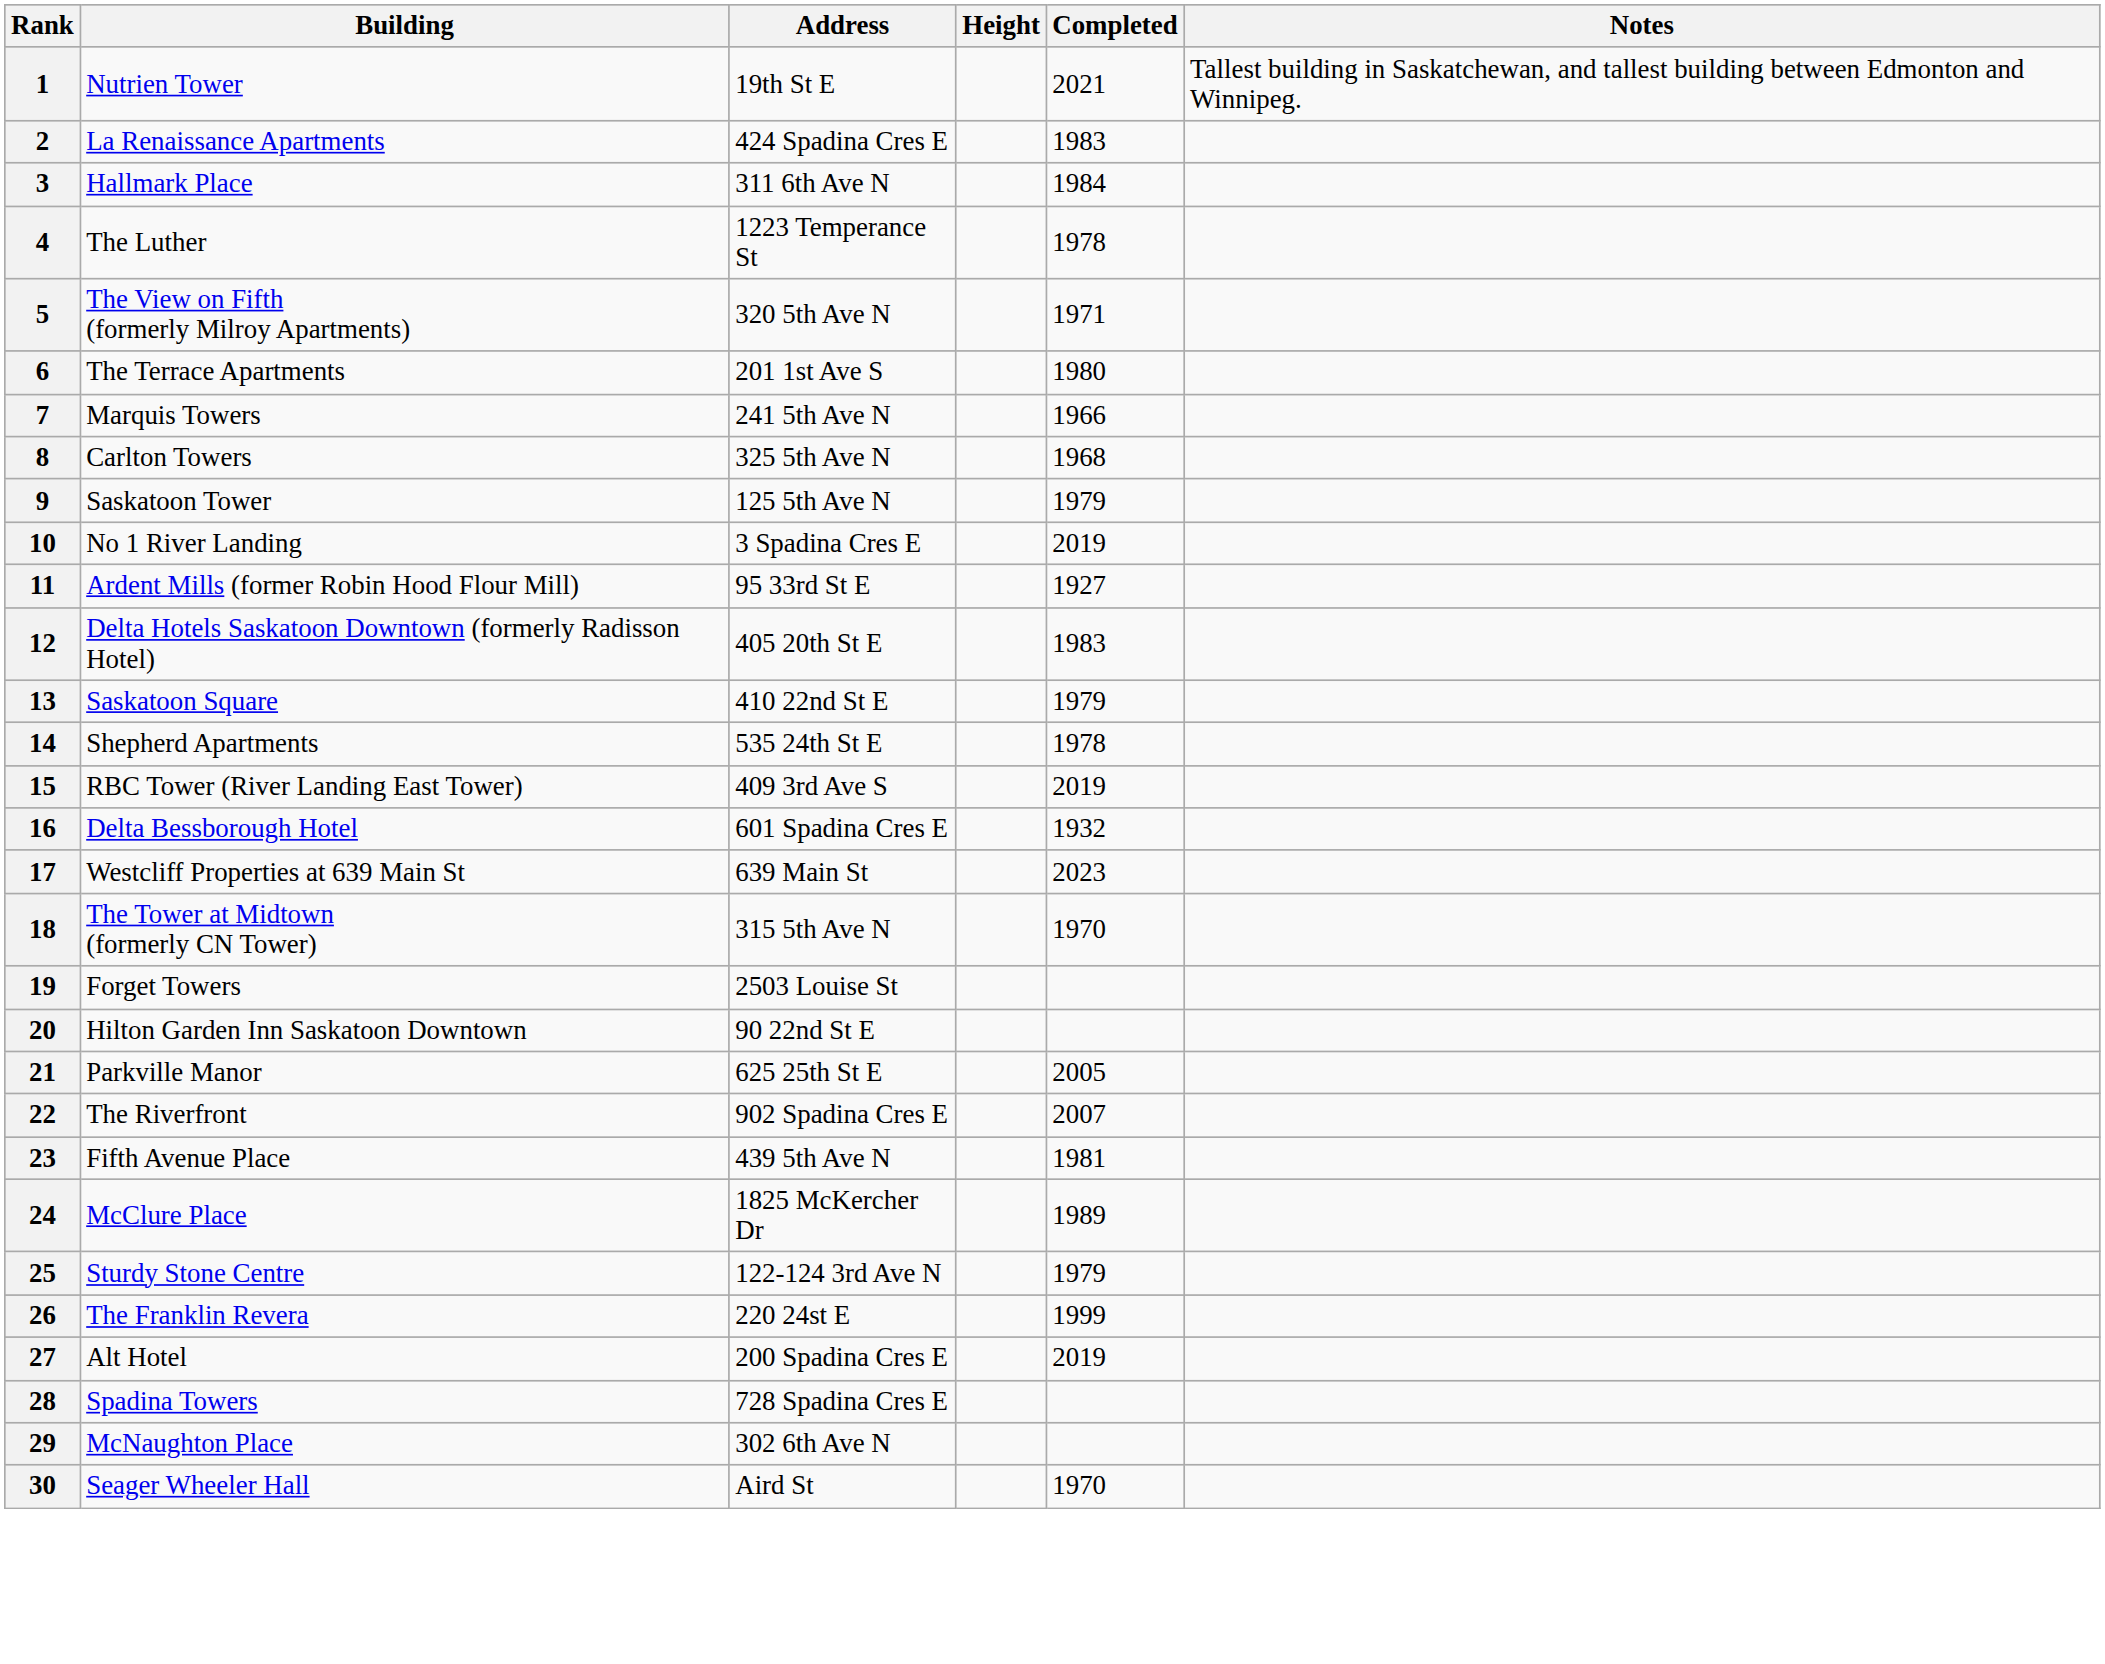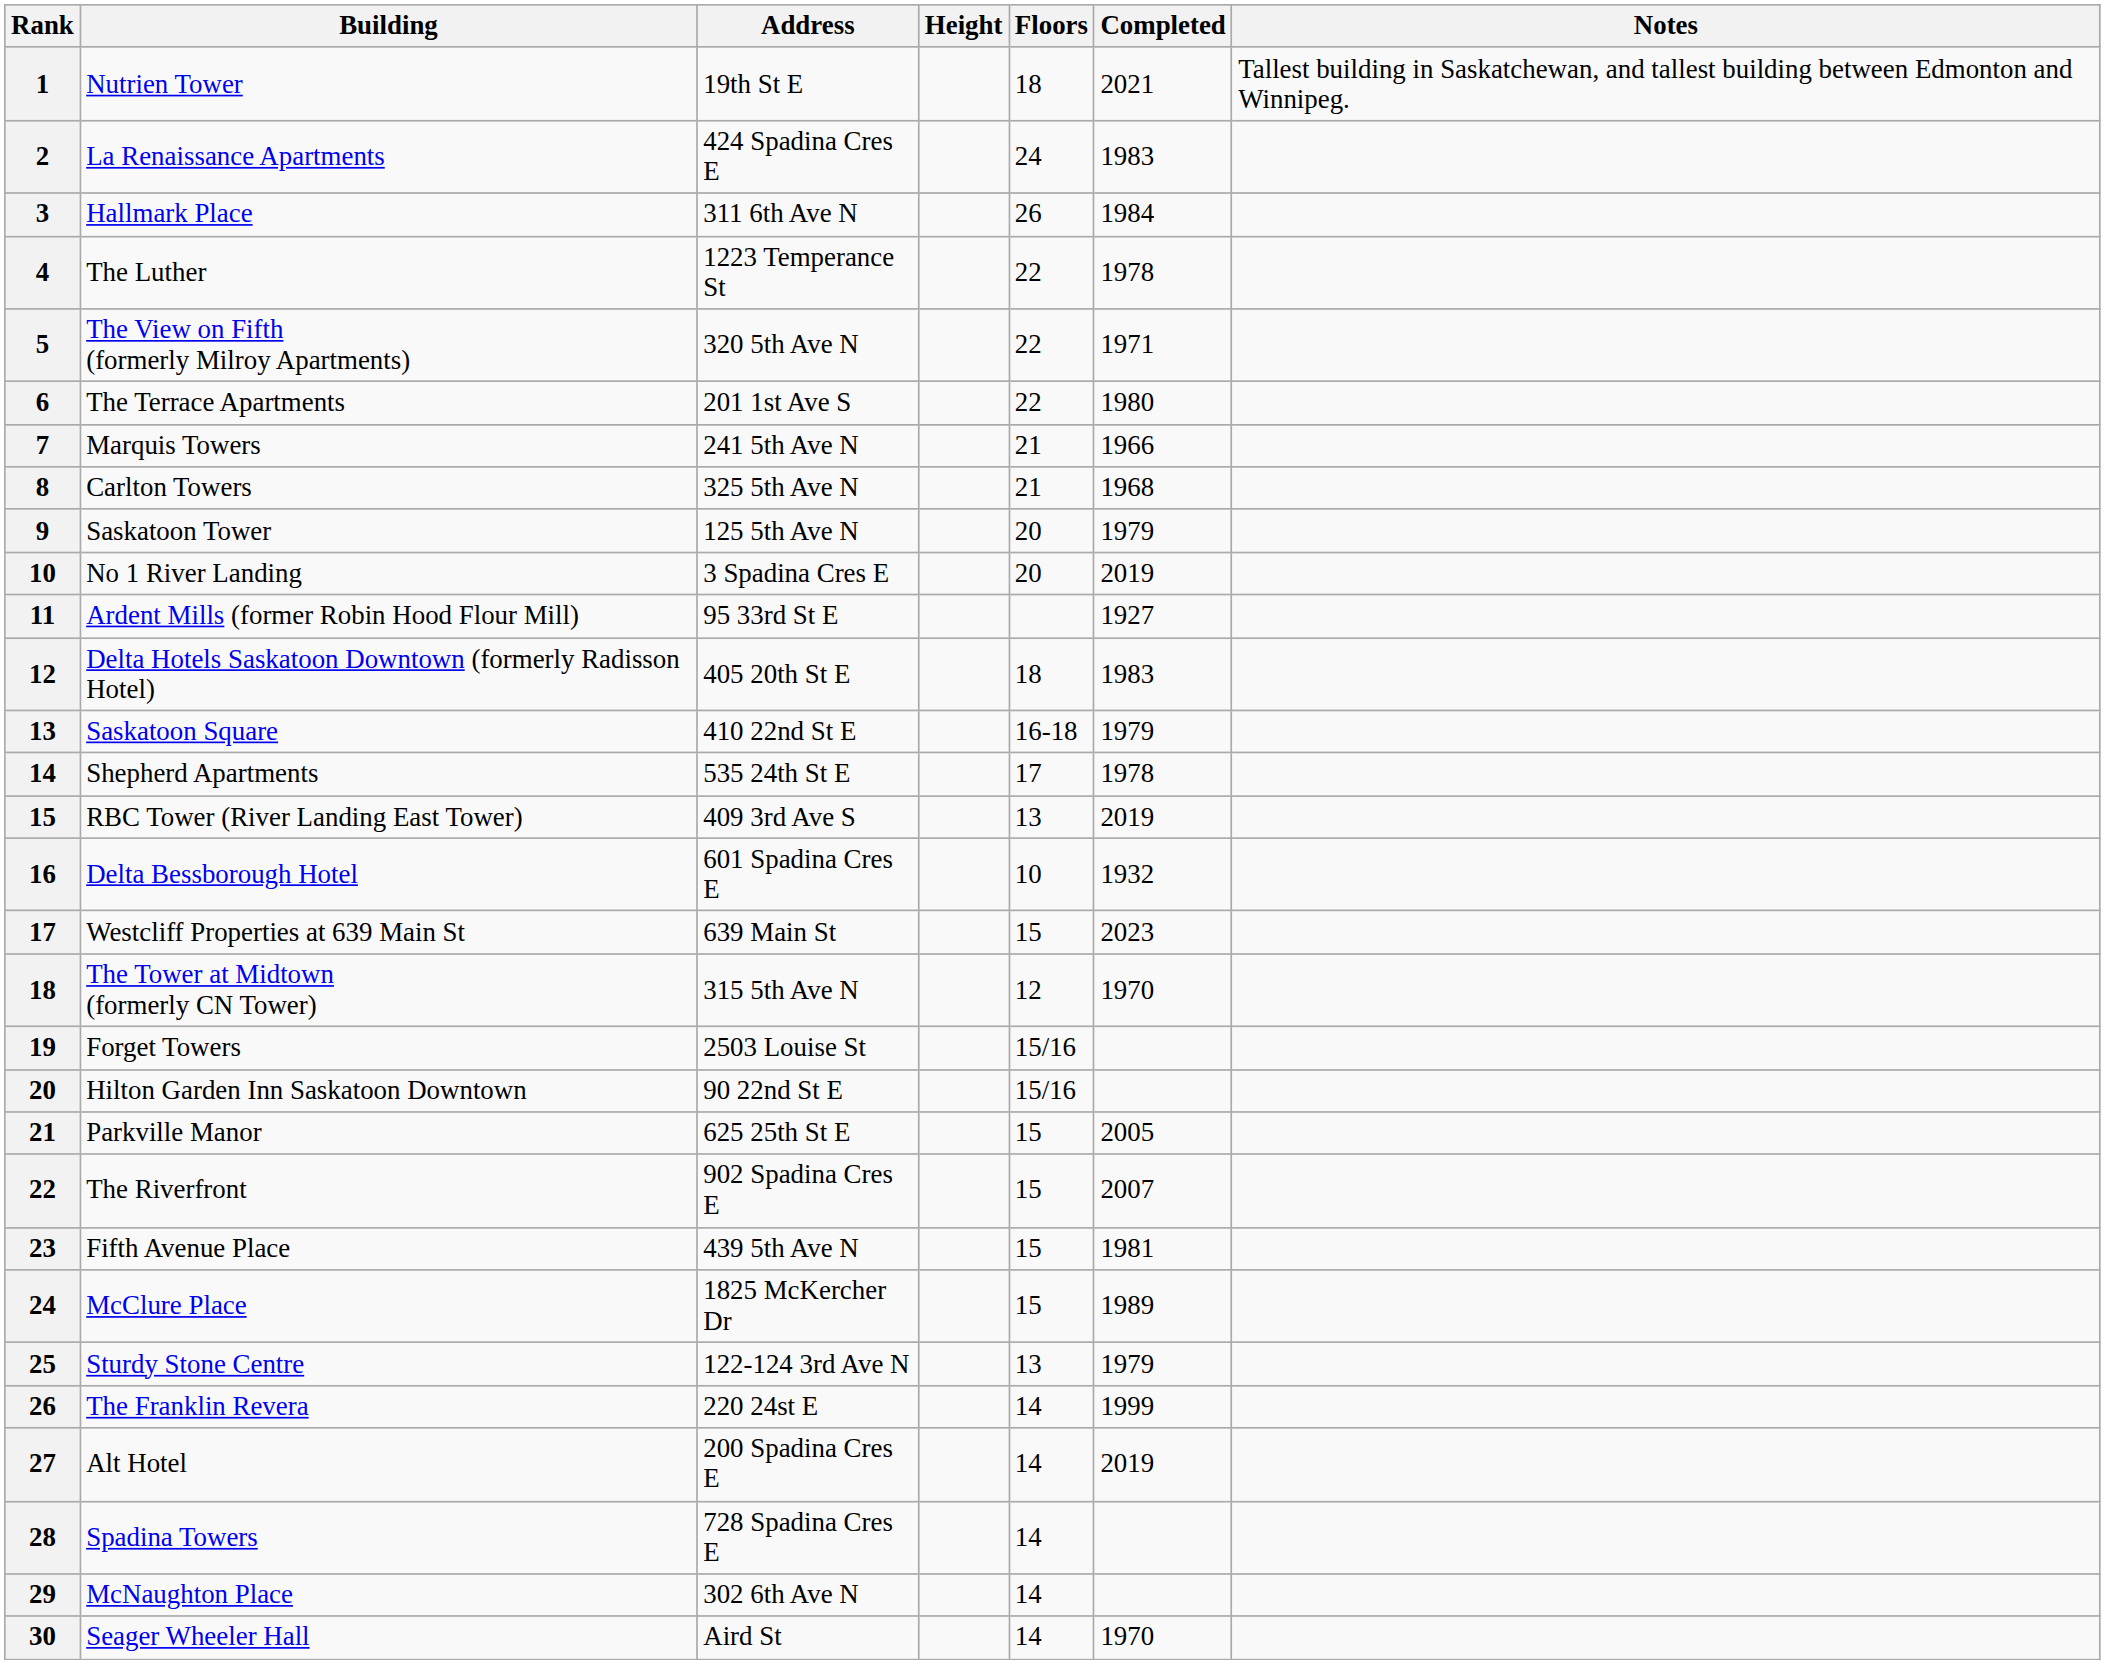+ column: (1051, 25)
